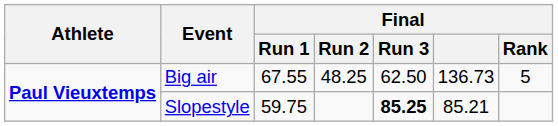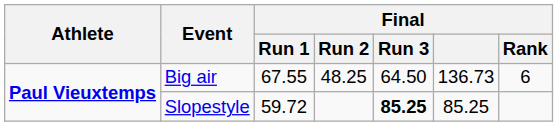(404, 78) 62.50 -> (404, 78) 64.50
(525, 78) 5 -> (525, 78) 6
(284, 107) 59.75 -> (284, 107) 59.72
(466, 107) 85.21 -> (466, 107) 85.25
